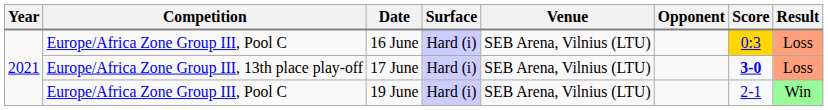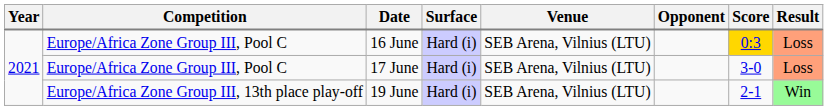(205, 67) Europe/Africa Zone Group III, 13th place play-off -> (167, 67) Europe/Africa Zone Group III, Pool C
(751, 67) bold -> (751, 67) normal
(167, 92) Europe/Africa Zone Group III, Pool C -> (205, 92) Europe/Africa Zone Group III, 13th place play-off
